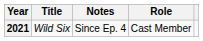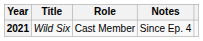columns swapped: (161, 12) <-> (100, 12)
